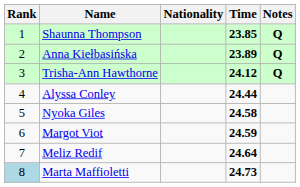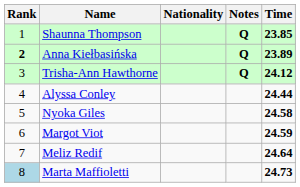columns swapped: (243, 14) <-> (278, 14)
(22, 53) normal -> (22, 53) bold
